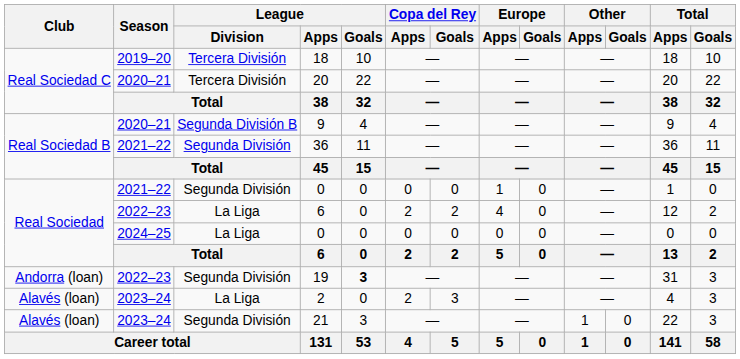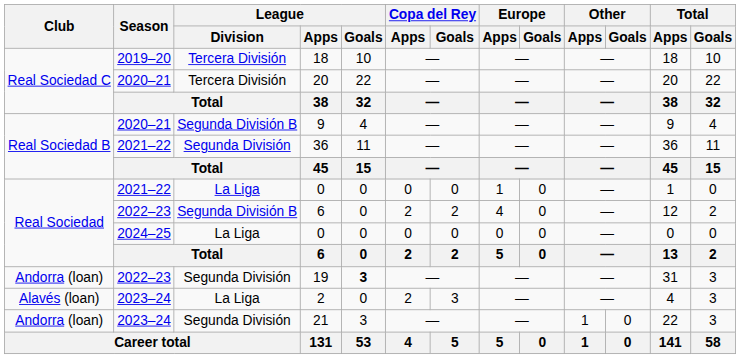(237, 189) Segunda División -> (237, 189) La Liga
(237, 211) La Liga -> (237, 211) Segunda División B
(59, 320) Alavés (loan) -> (59, 320) Andorra (loan)
